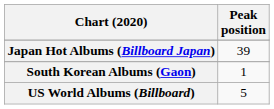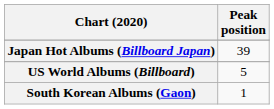rows swapped: (111, 72) <-> (111, 93)
